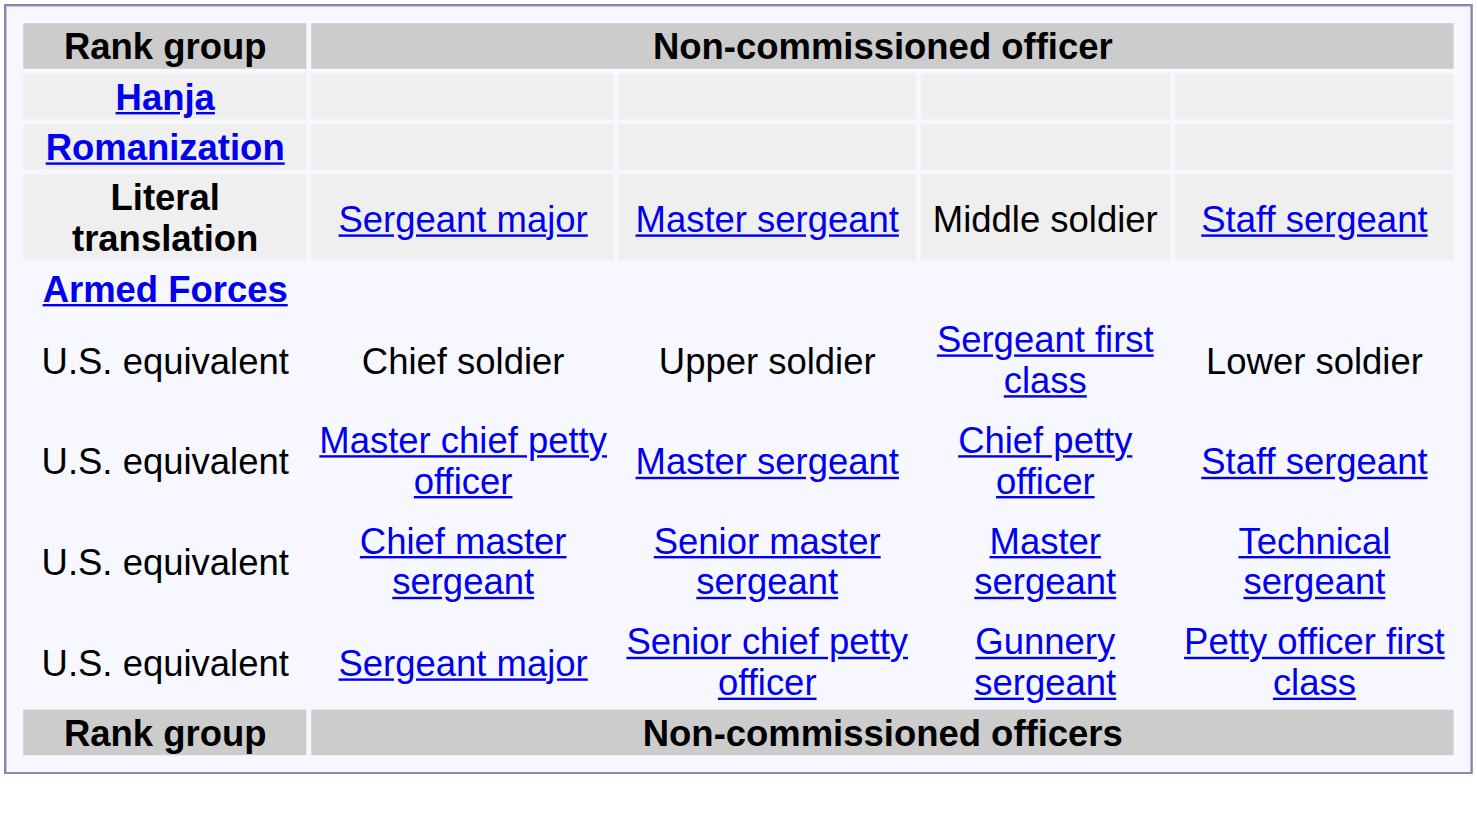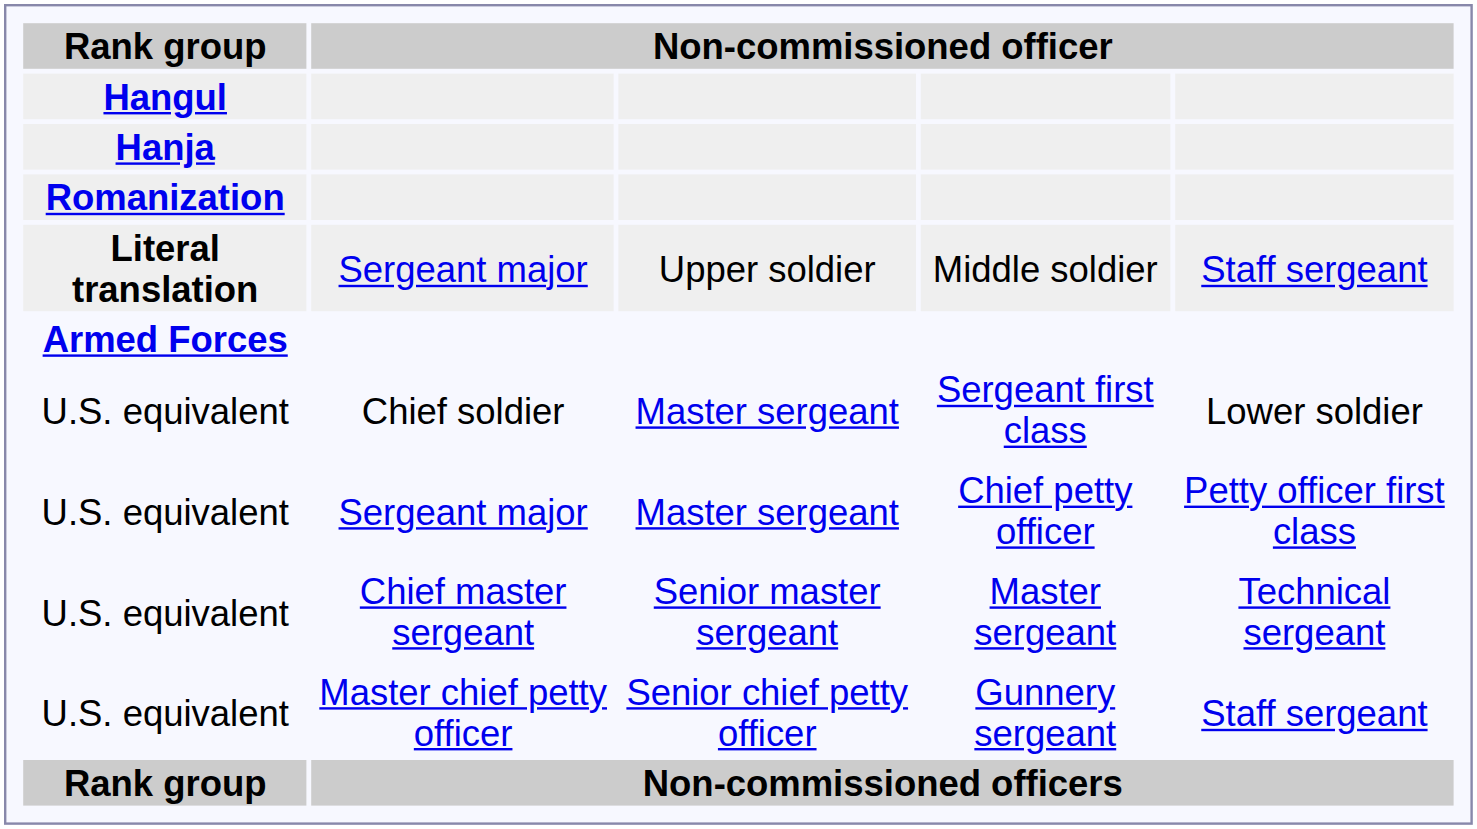+ row: (165, 96)
(767, 218) Master sergeant -> (767, 268) Upper soldier
(767, 359) Upper soldier -> (767, 410) Master sergeant
(463, 460) Master chief petty officer -> (463, 510) Sergeant major
(1314, 460) Staff sergeant -> (1314, 510) Petty officer first class
(463, 662) Sergeant major -> (463, 712) Master chief petty officer
(1314, 662) Petty officer first class -> (1314, 712) Staff sergeant
